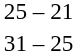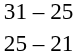rows swapped: (39, 43) <-> (39, 11)
